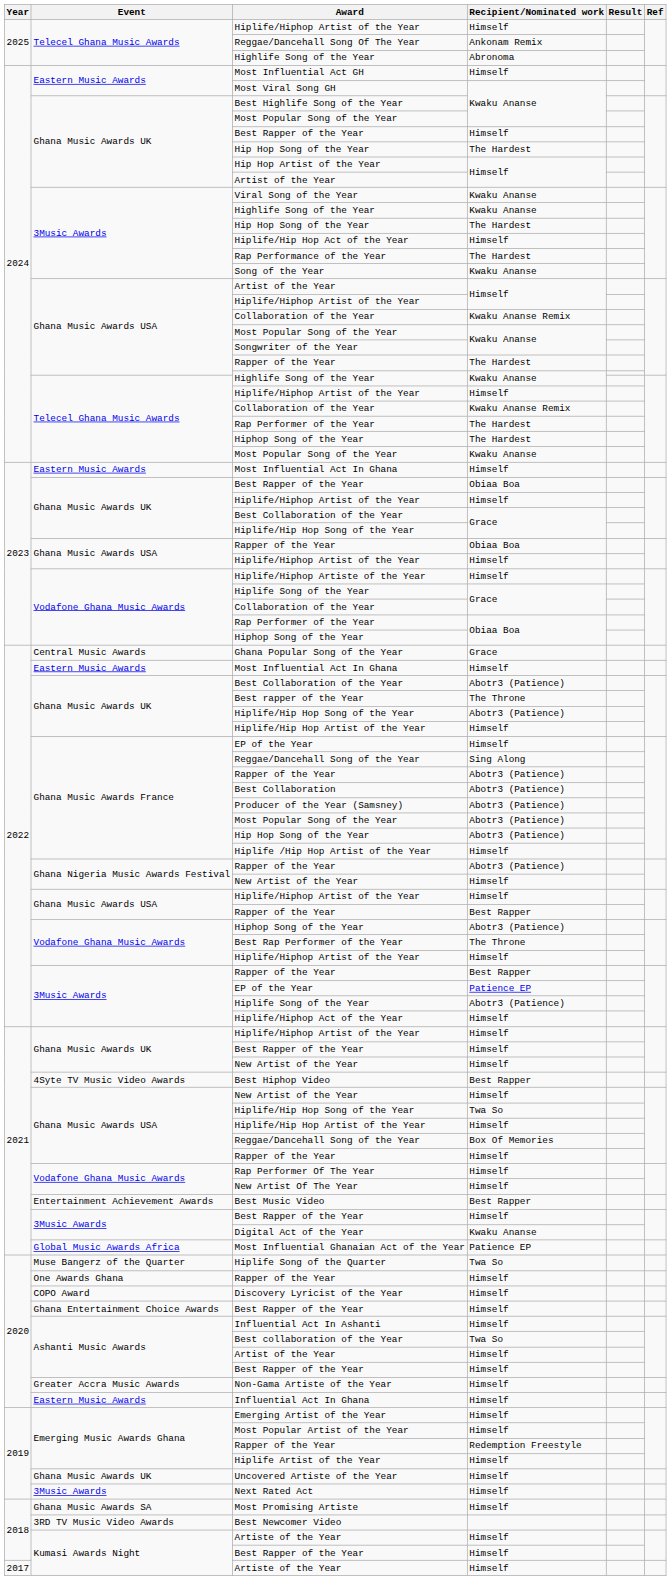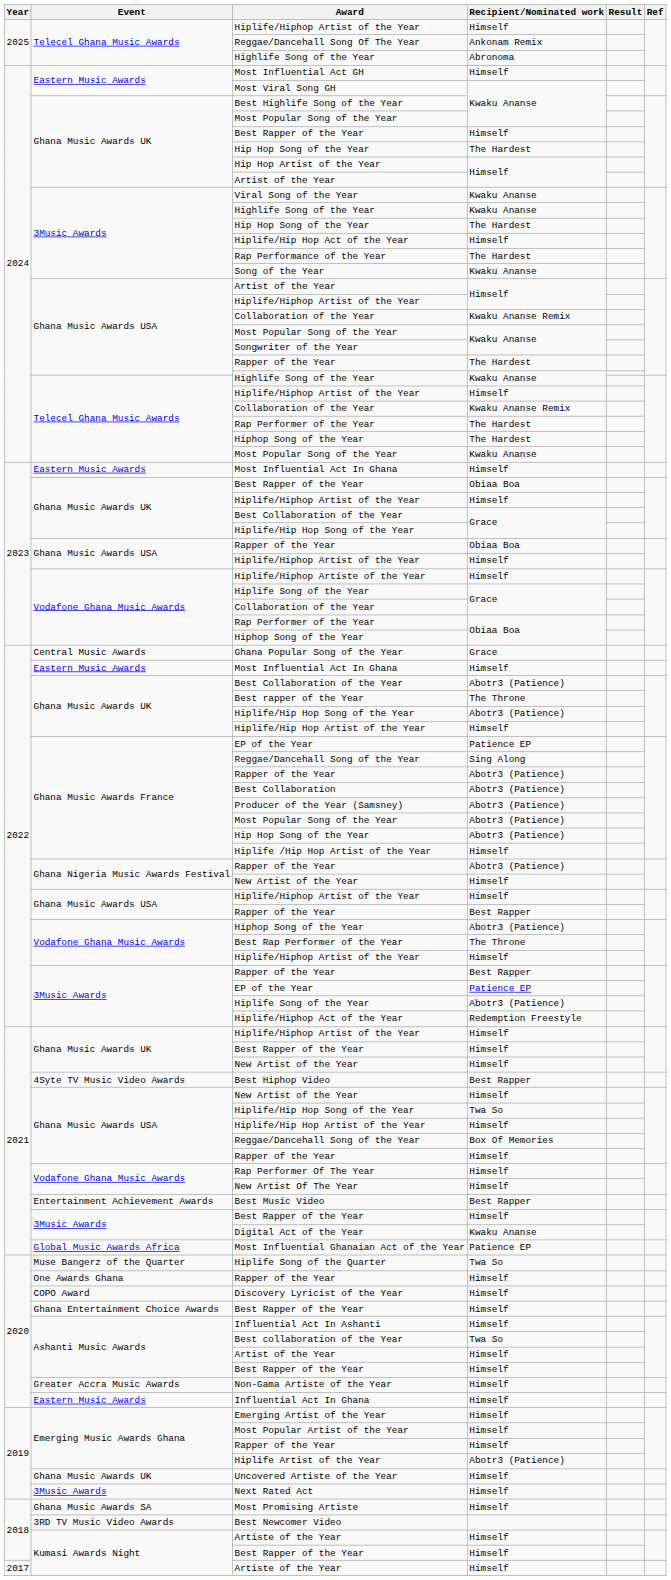(489, 744) Himself -> (500, 744) Patience EP
(489, 1019) Himself -> (525, 1019) Redemption Freestyle
(525, 1446) Redemption Freestyle -> (489, 1446) Himself
(489, 1461) Himself -> (517, 1461) Abotr3 (Patience)
